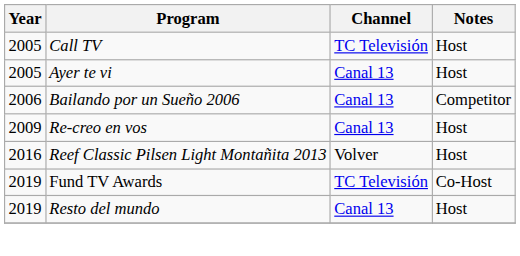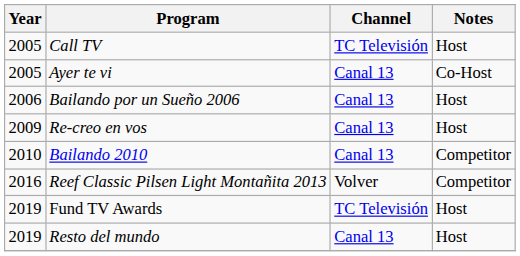(451, 73) Host -> (464, 73) Co-Host
(473, 100) Competitor -> (451, 100) Host
+ row: (98, 155)
(451, 155) Host -> (473, 182) Competitor
(464, 182) Co-Host -> (451, 209) Host
